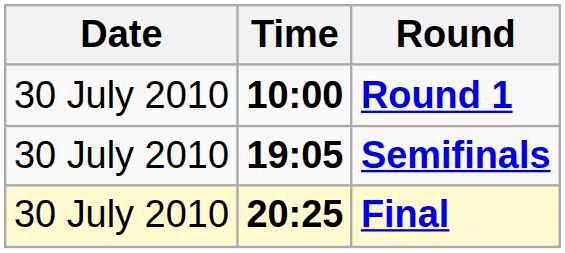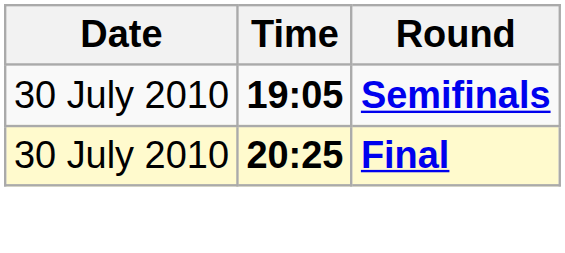- row: (437, 94)
